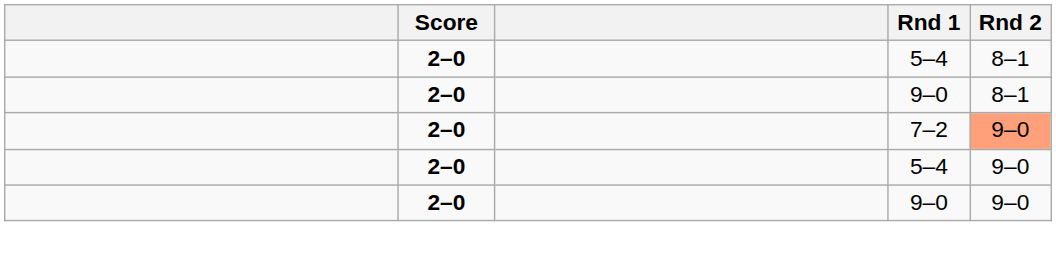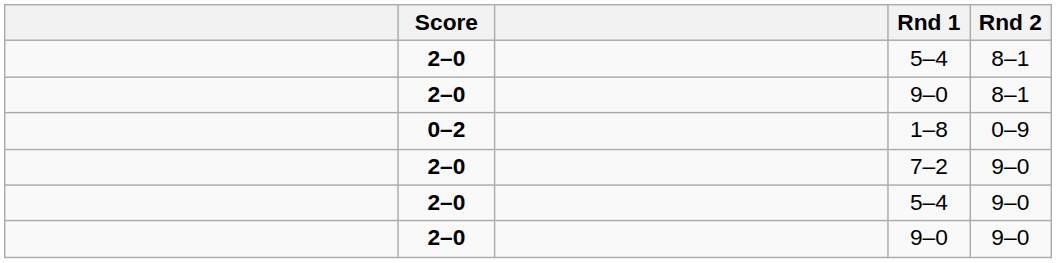+ row: (446, 130)
(1010, 130) lightsalmon background -> (1010, 166) no background
